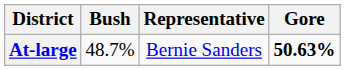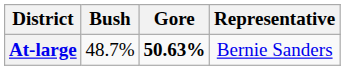columns swapped: (304, 19) <-> (204, 19)
